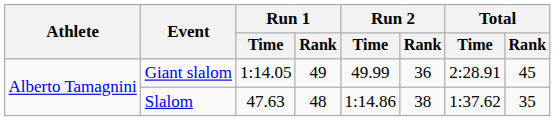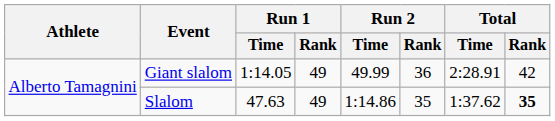(527, 73) 45 -> (527, 73) 42
(318, 101) 48 -> (318, 101) 49
(423, 101) 38 -> (423, 101) 35
(527, 101) normal -> (527, 101) bold
